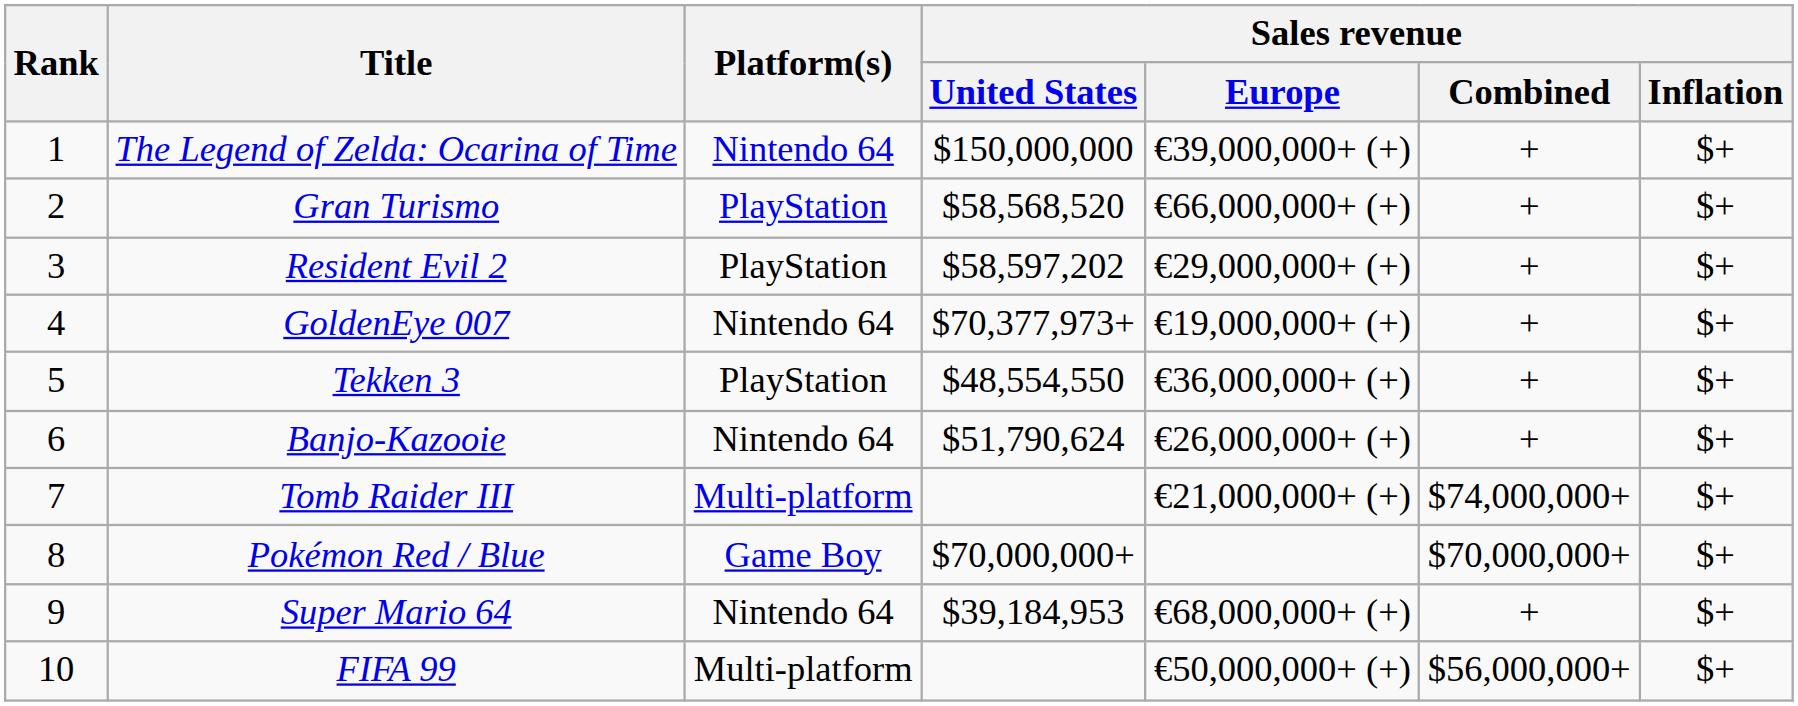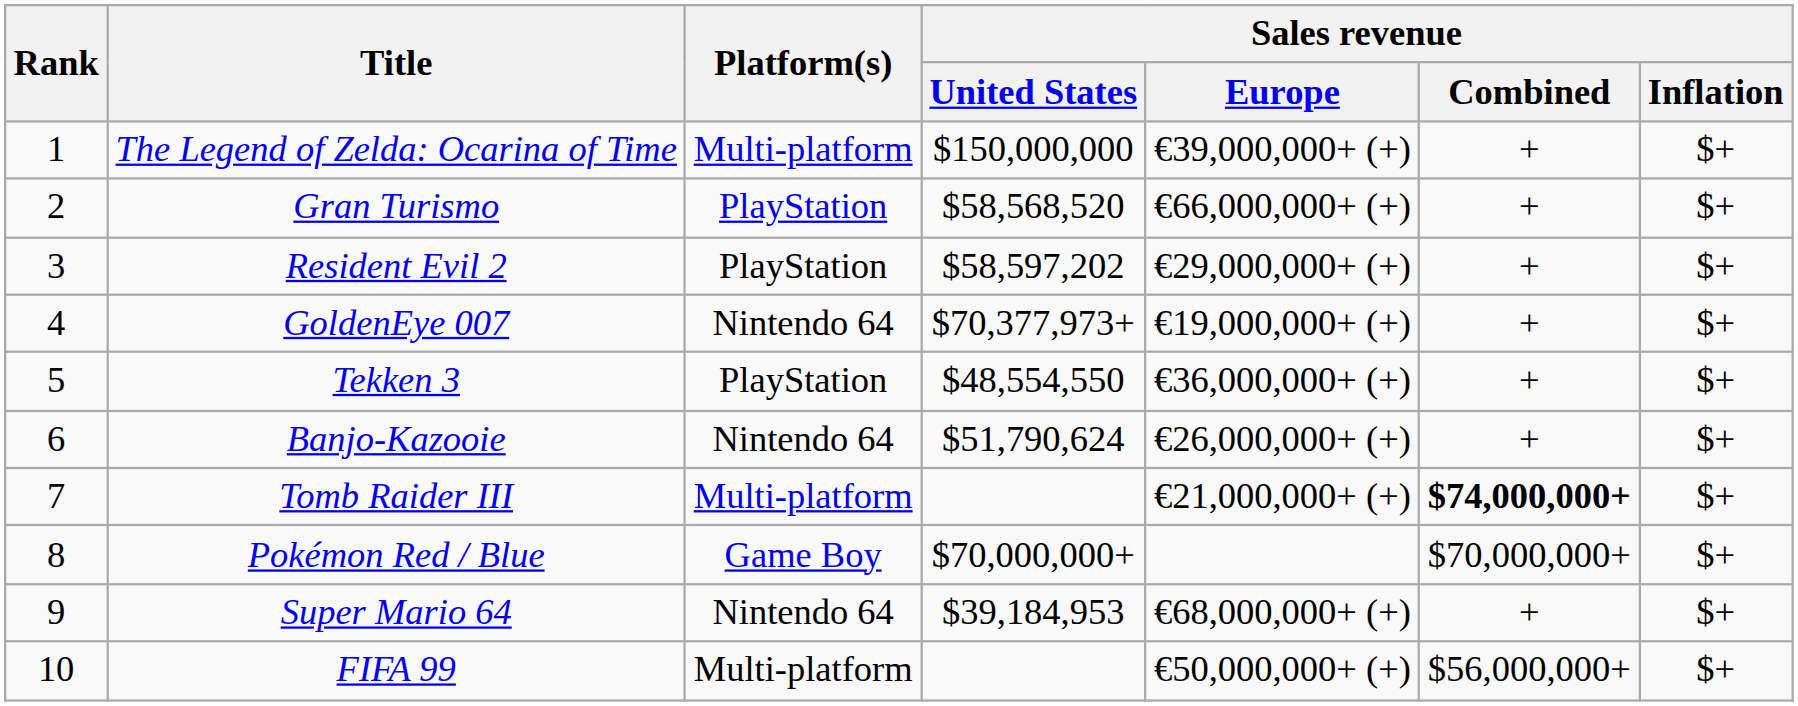(803, 149) Nintendo 64 -> (803, 149) Multi-platform
(1529, 496) normal -> (1529, 496) bold
